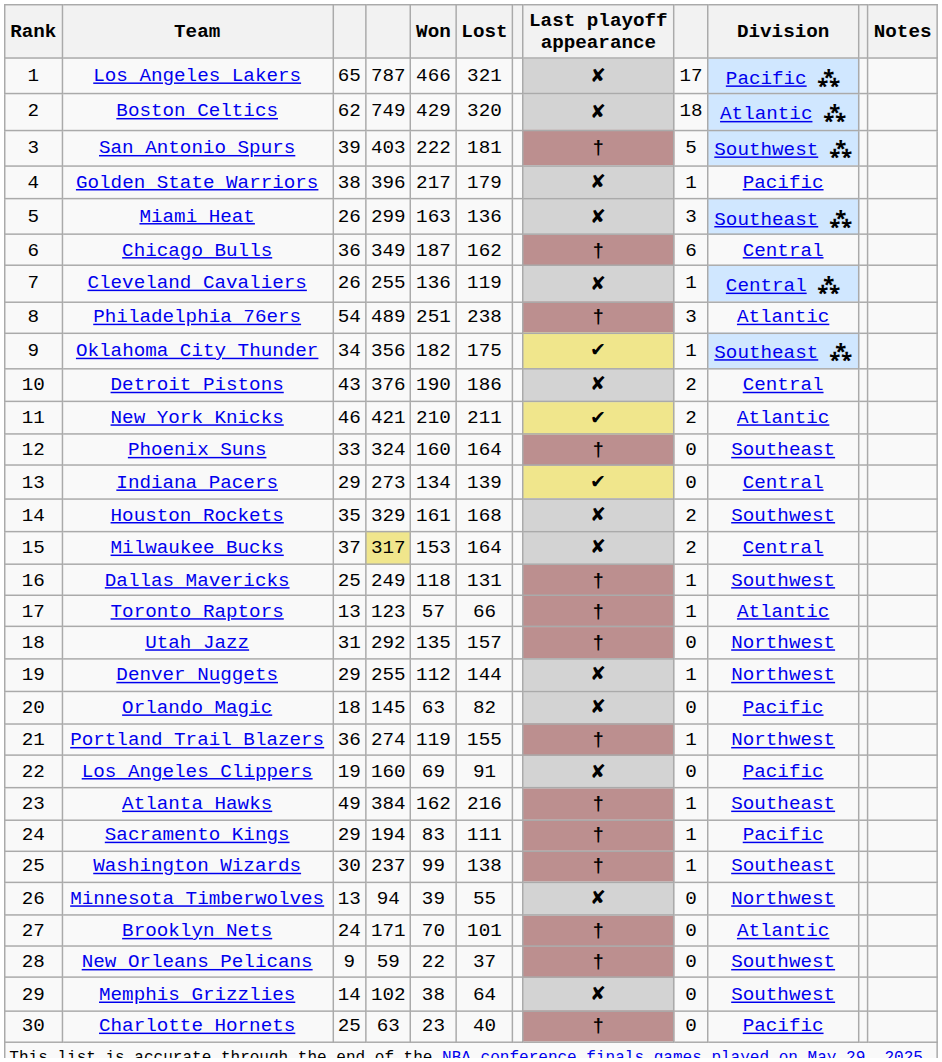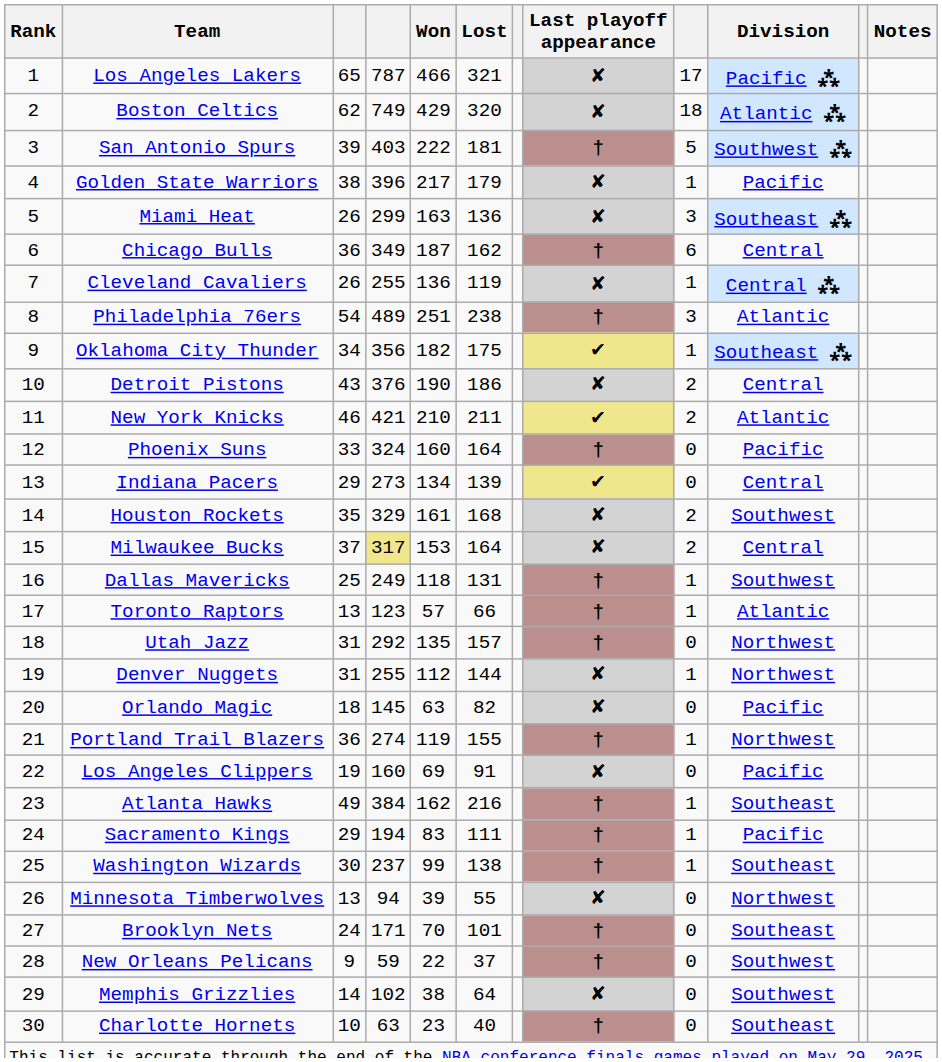(783, 450) Southeast -> (783, 450) Pacific
(349, 675) 29 -> (349, 675) 31
(783, 931) Atlantic -> (783, 931) Southeast
(349, 1026) 25 -> (349, 1026) 10
(783, 1026) Pacific -> (783, 1026) Southeast
